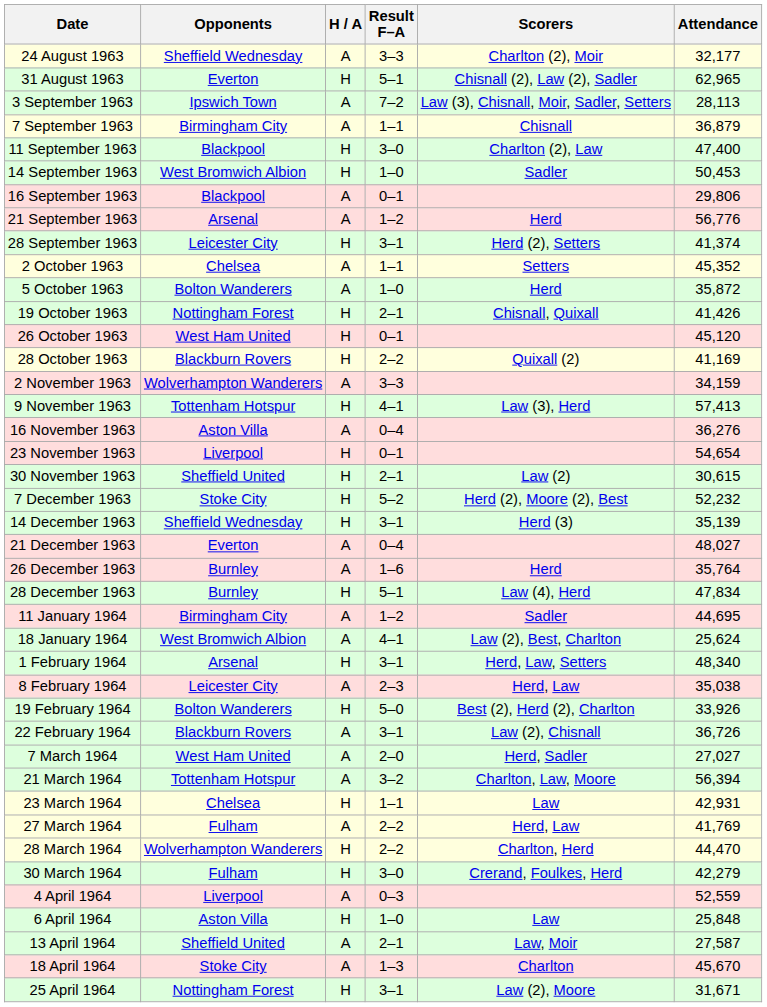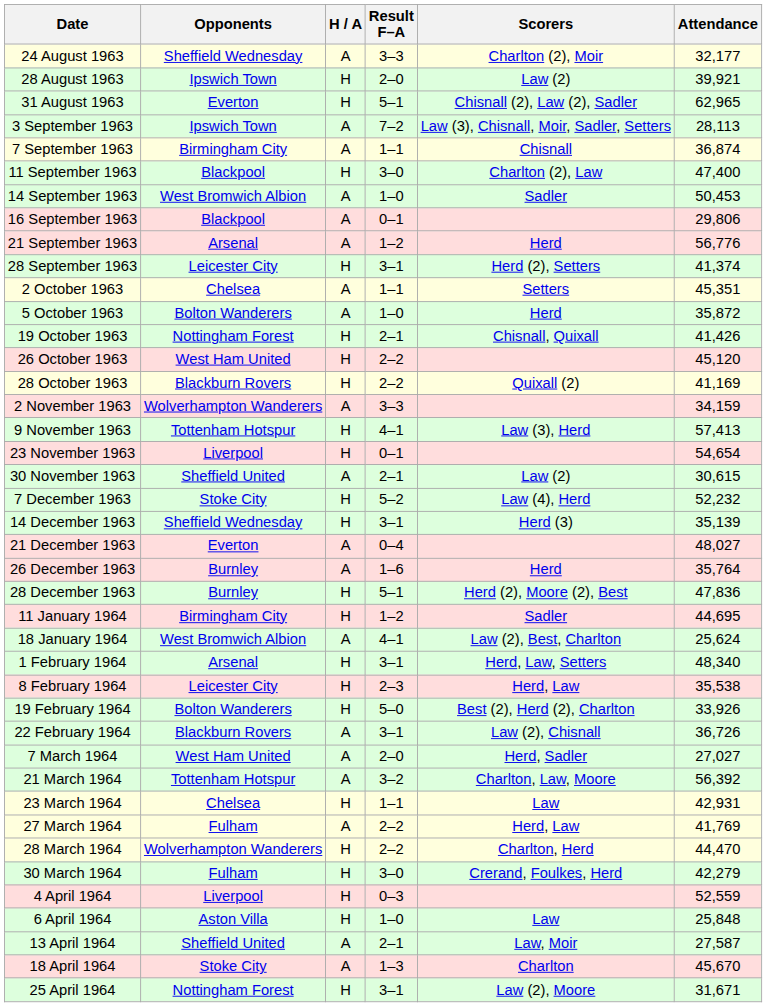+ row: (72, 79)
(718, 126) 36,879 -> (718, 149) 36,874
(346, 172) H -> (346, 196) A
(718, 266) 45,352 -> (718, 289) 45,351
(391, 336) 0–1 -> (391, 359) 2–2
- row: (72, 429)
(346, 476) H -> (346, 476) A
(546, 499) Herd (2), Moore (2), Best -> (546, 499) Law (4), Herd
(546, 593) Law (4), Herd -> (546, 593) Herd (2), Moore (2), Best
(718, 593) 47,834 -> (718, 593) 47,836
(346, 616) A -> (346, 616) H
(346, 686) A -> (346, 686) H
(718, 686) 35,038 -> (718, 686) 35,538
(718, 779) 56,394 -> (718, 779) 56,392
(346, 896) A -> (346, 896) H
